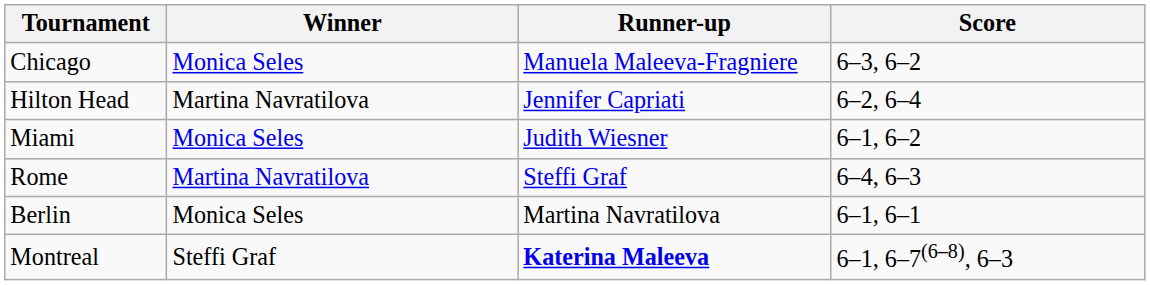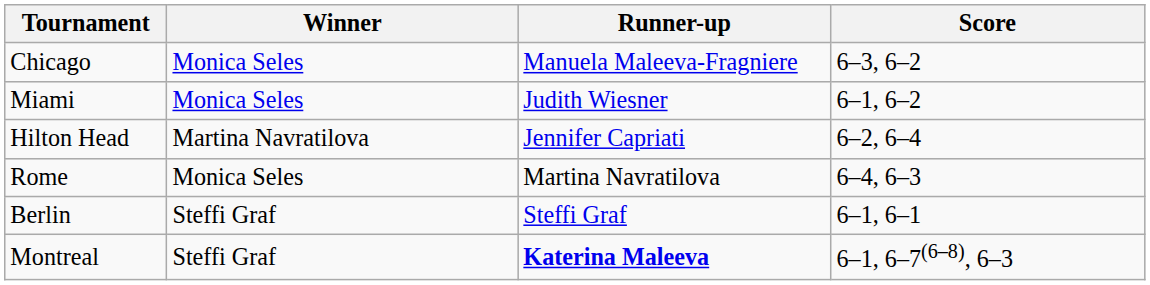rows swapped: (43, 138) <-> (70, 100)
(271, 176) Martina Navratilova -> (238, 176) Monica Seles
(575, 176) Steffi Graf -> (622, 176) Martina Navratilova
(238, 215) Monica Seles -> (224, 215) Steffi Graf
(622, 215) Martina Navratilova -> (575, 215) Steffi Graf
